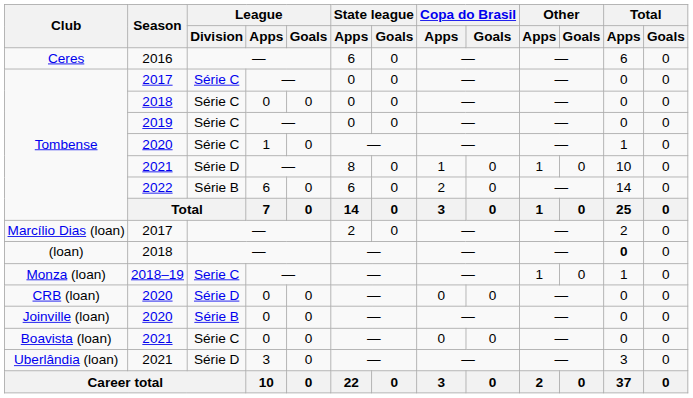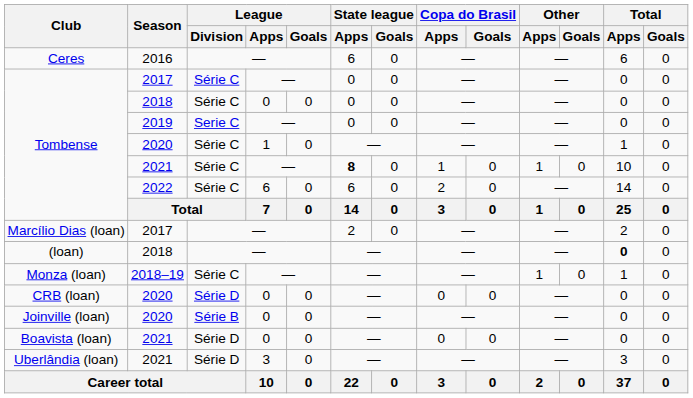(217, 123) Série C -> (217, 123) Serie C
(217, 166) Série D -> (217, 166) Série C
(351, 166) normal -> (351, 166) bold
(217, 187) Série B -> (217, 187) Série C
(217, 274) Serie C -> (217, 274) Série C
(217, 338) Série C -> (217, 338) Série D
